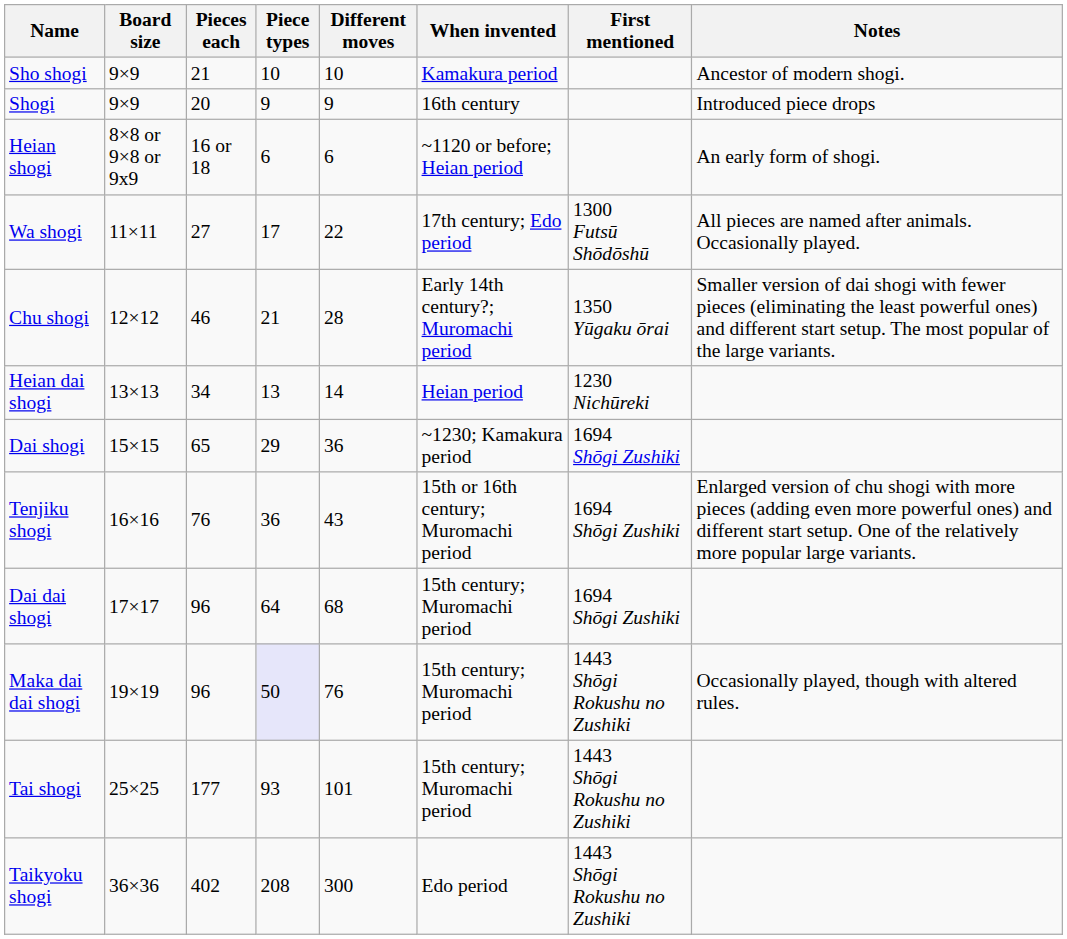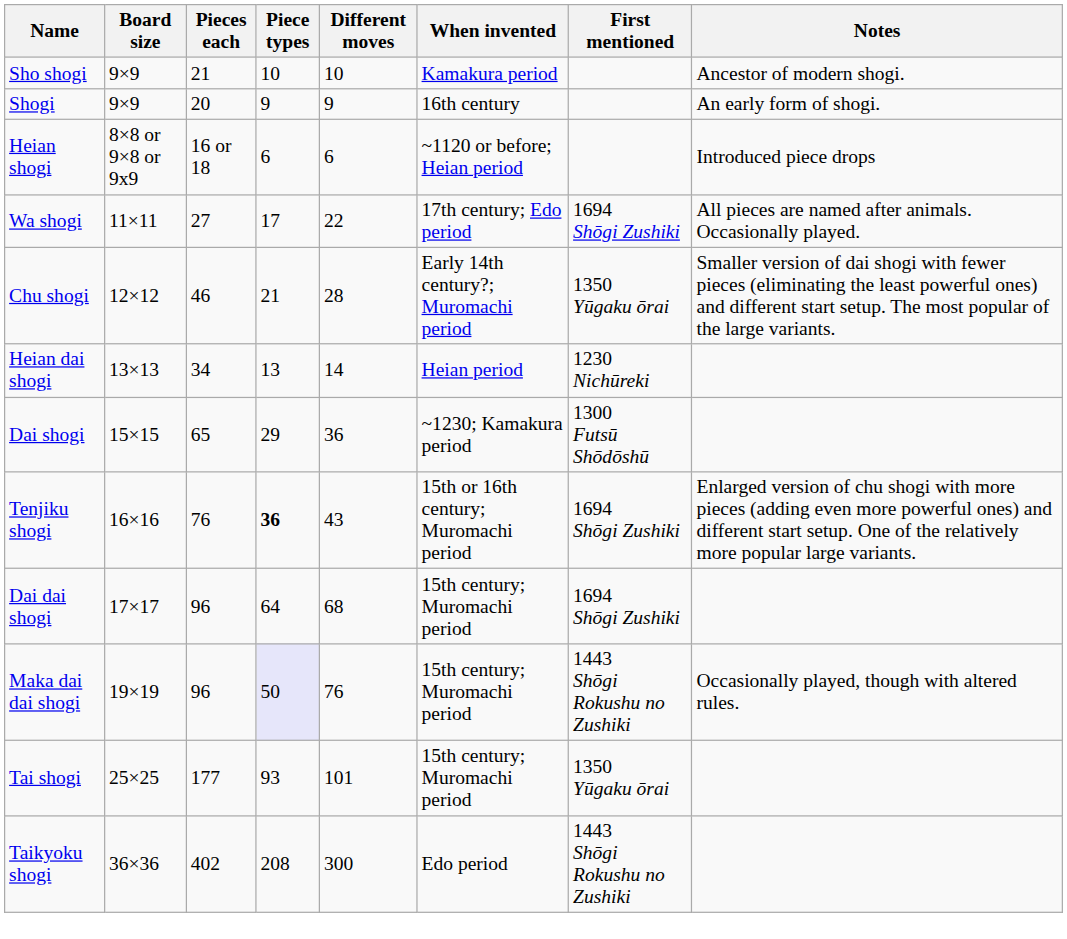(786, 103) Introduced piece drops -> (788, 103) An early form of shogi.
(788, 156) An early form of shogi. -> (786, 156) Introduced piece drops
(611, 231) 1300 Futsū Shōdōshū -> (627, 220) 1694 Shōgi Zushiki
(627, 445) 1694 Shōgi Zushiki -> (611, 434) 1300 Futsū Shōdōshū
(270, 520) normal -> (270, 520) bold
(619, 788) 1443 Shōgi Rokushu no Zushiki -> (621, 777) 1350 Yūgaku ōrai
